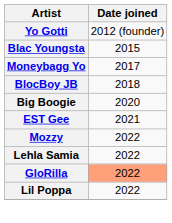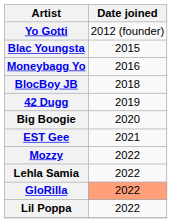(127, 66) 2017 -> (127, 66) 2016
+ row: (46, 102)
